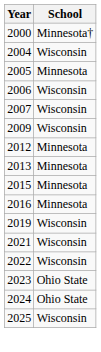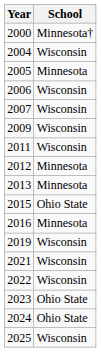+ row: (19, 147)
(62, 185) Minnesota -> (62, 204) Ohio State
